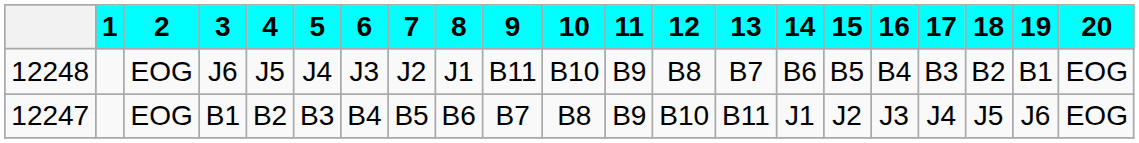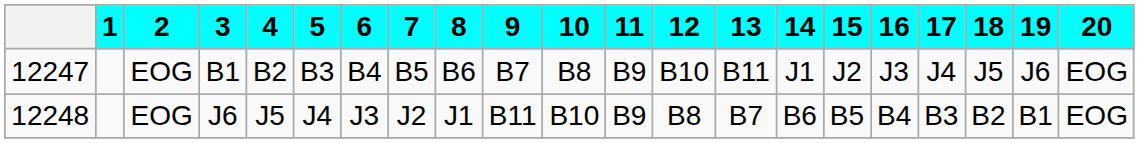rows swapped: (50, 71) <-> (50, 115)
